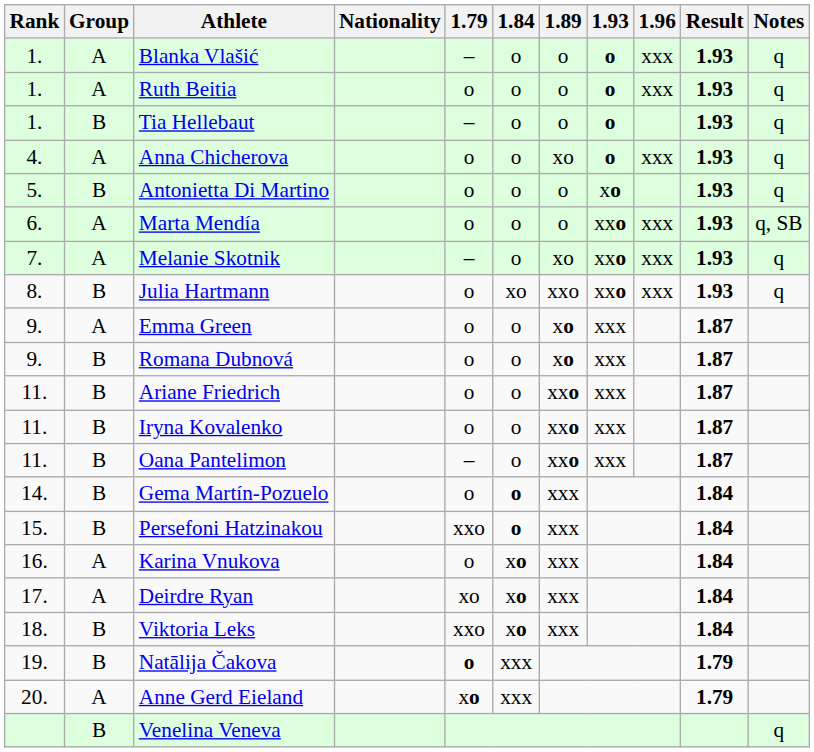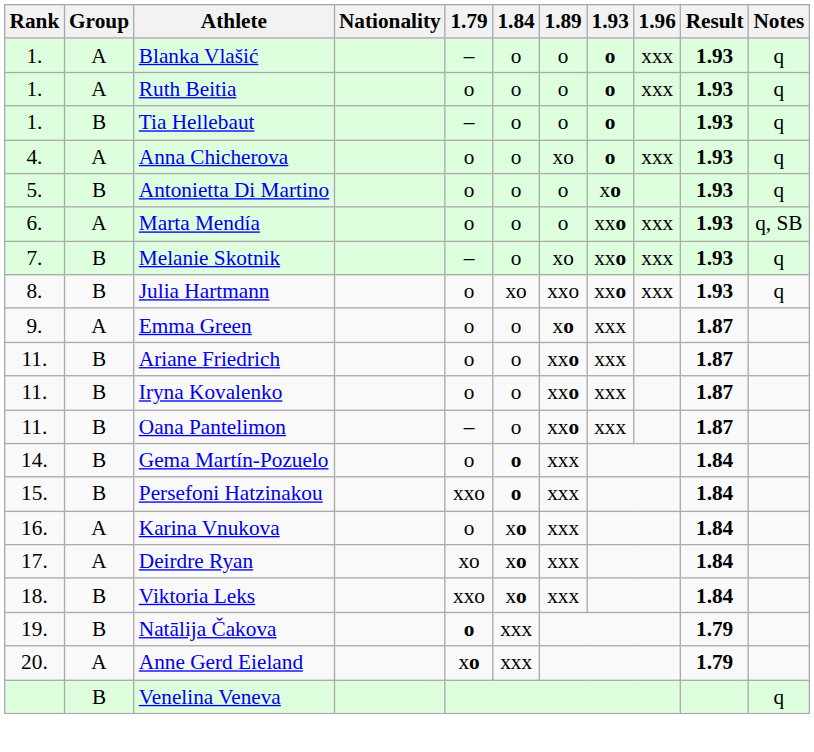(99, 257) A -> (99, 257) B
- row: (216, 358)
